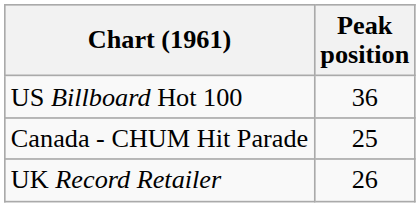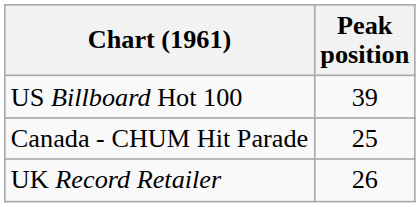(365, 96) 36 -> (365, 96) 39
